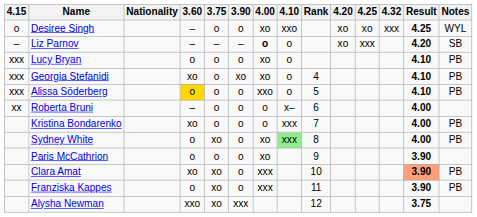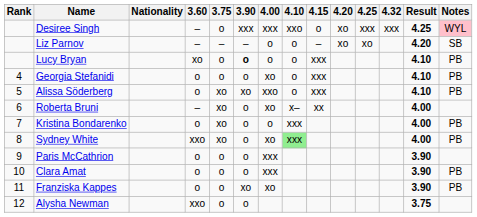columns swapped: (316, 12) <-> (16, 12)
(241, 28) o -> (246, 28) xxx
(265, 28) xo -> (270, 28) xxx
(367, 28) xo -> (367, 28) xxx
(455, 28) no background -> (455, 28) pink background
(265, 44) bold -> (270, 44) normal
(367, 44) xxx -> (367, 44) xo
(192, 60) o -> (197, 60) xo
(241, 60) normal -> (246, 60) bold
(265, 60) xo -> (270, 60) o
(192, 76) xo -> (197, 76) o
(241, 76) xo -> (246, 76) o
(192, 92) gold background -> (197, 92) no background
(217, 92) o -> (222, 92) xo
(241, 92) o -> (246, 92) xo
(217, 108) o -> (222, 108) xo
(265, 108) o -> (270, 108) xo
(192, 124) xo -> (197, 124) o
(217, 124) o -> (222, 124) xo
(192, 140) o -> (197, 140) xxo
(265, 156) xo -> (270, 156) xxx
(192, 172) xo -> (197, 172) o
(217, 172) xo -> (222, 172) o
(421, 172) lightsalmon background -> (421, 172) no background
(217, 188) xo -> (222, 188) o
(241, 188) o -> (246, 188) xo
(265, 188) xxx -> (270, 188) xo
(217, 204) xo -> (222, 204) o
(241, 204) xxx -> (246, 204) o
